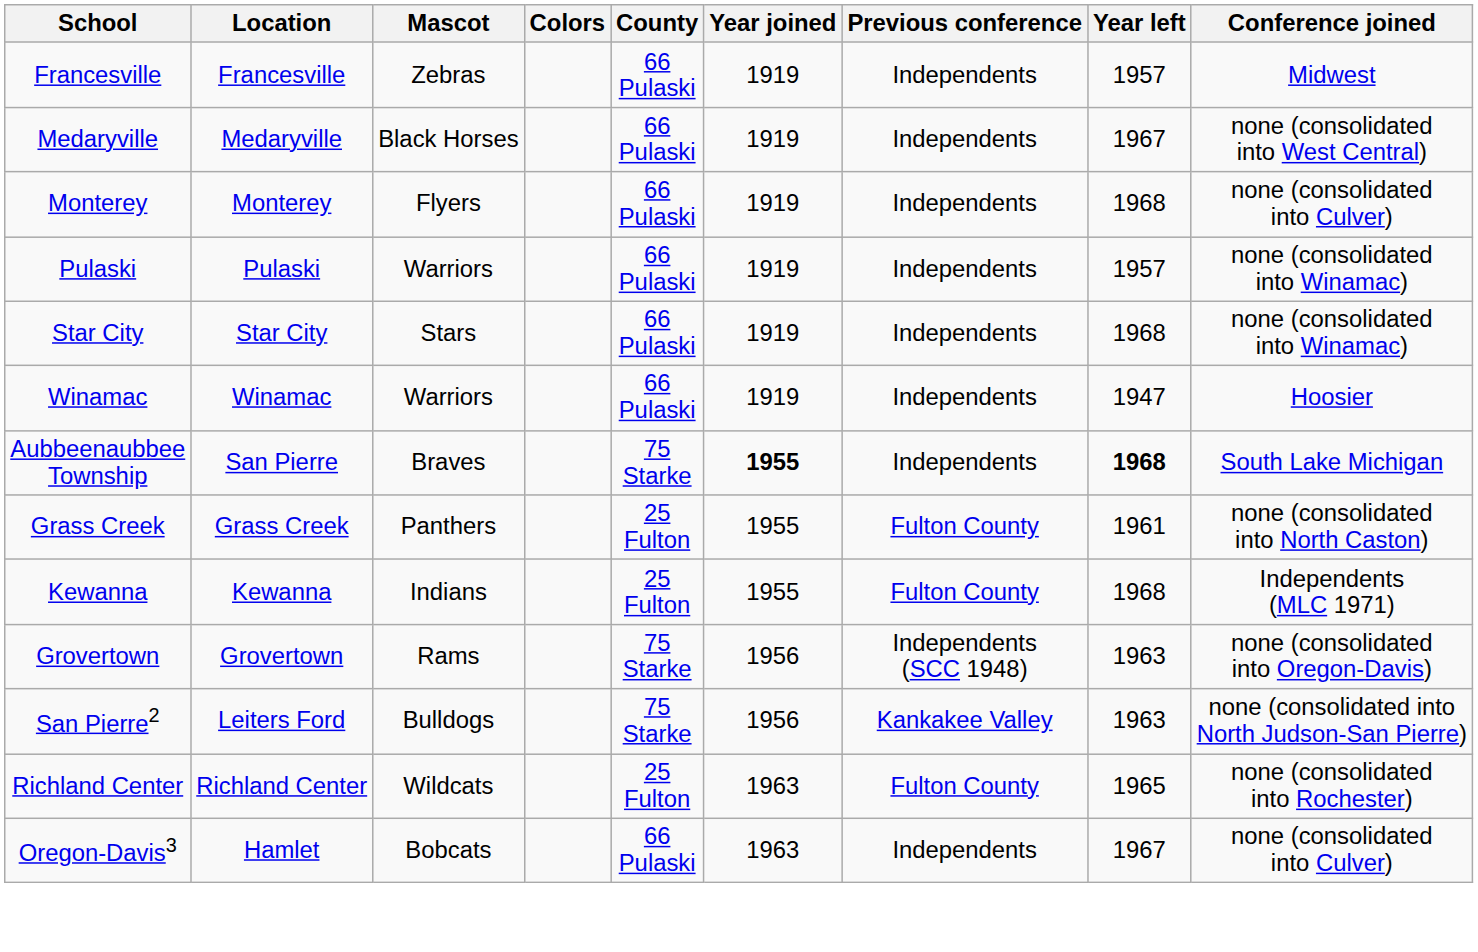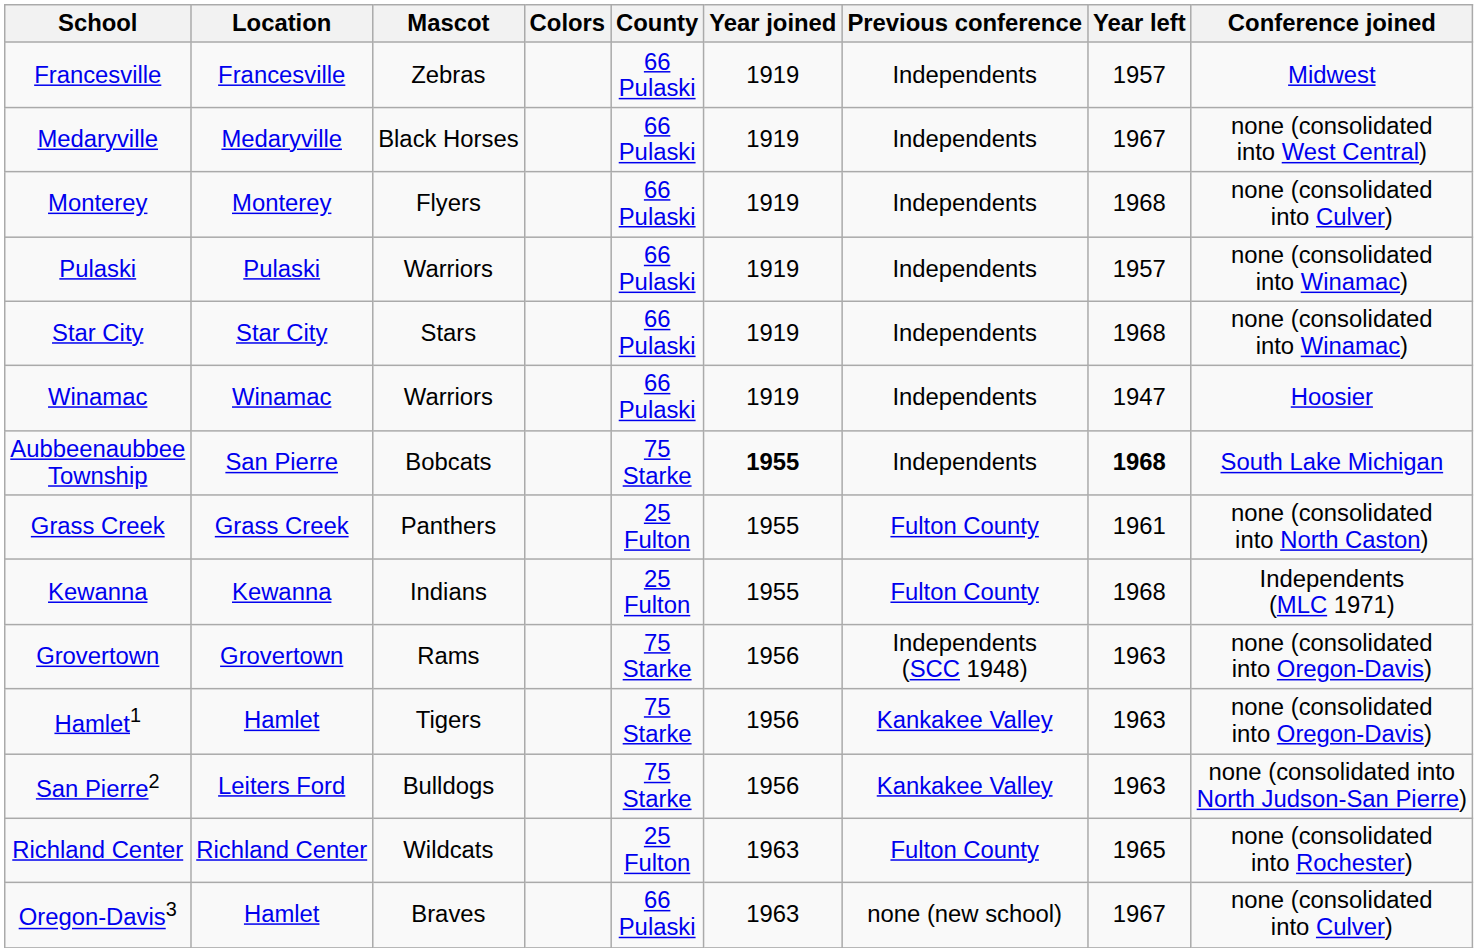(448, 462) Braves -> (448, 462) Bobcats
+ row: (98, 720)
(448, 850) Bobcats -> (448, 914) Braves
(965, 850) Independents -> (965, 914) none (new school)
